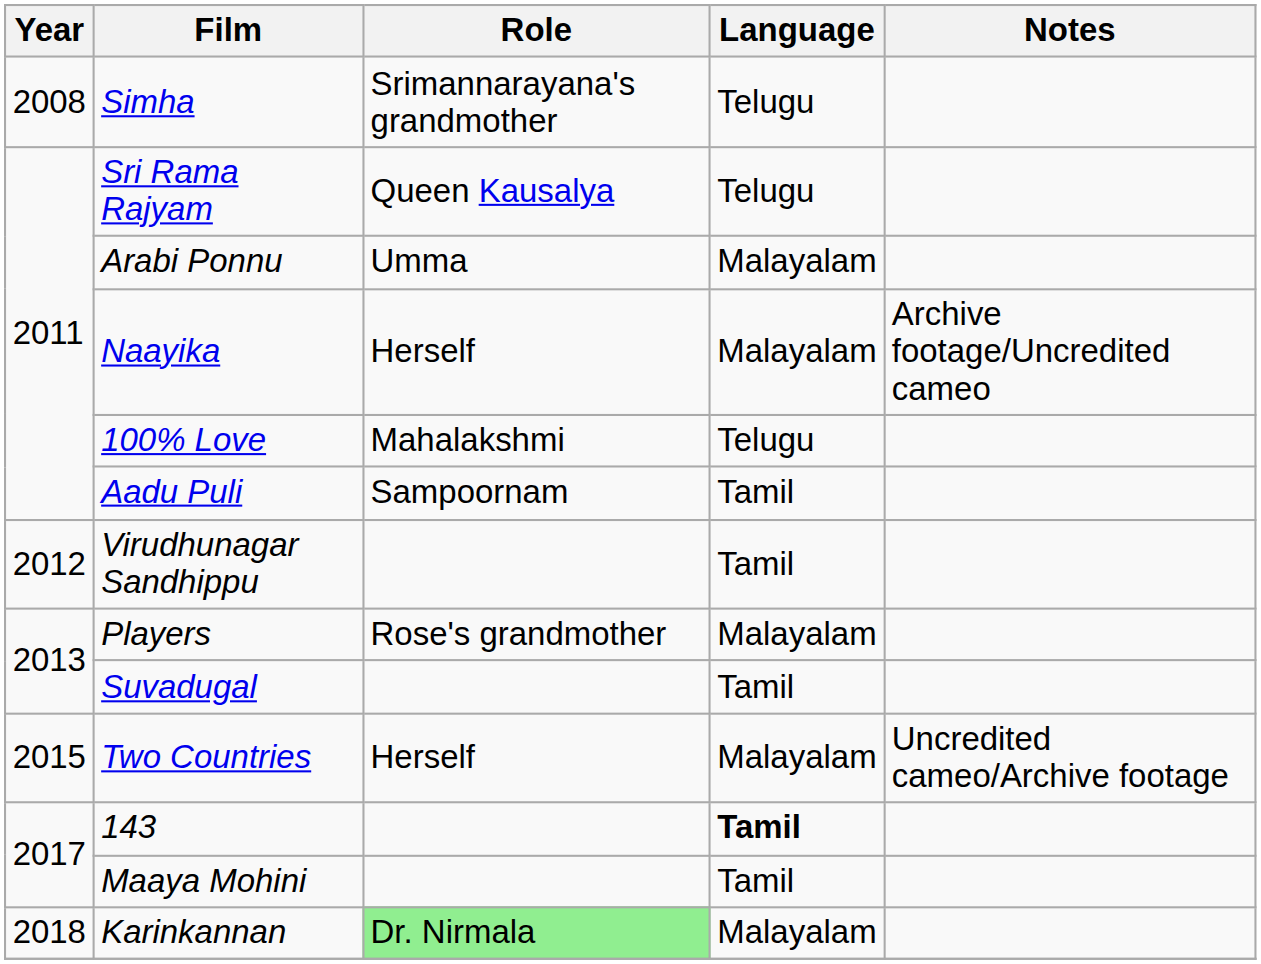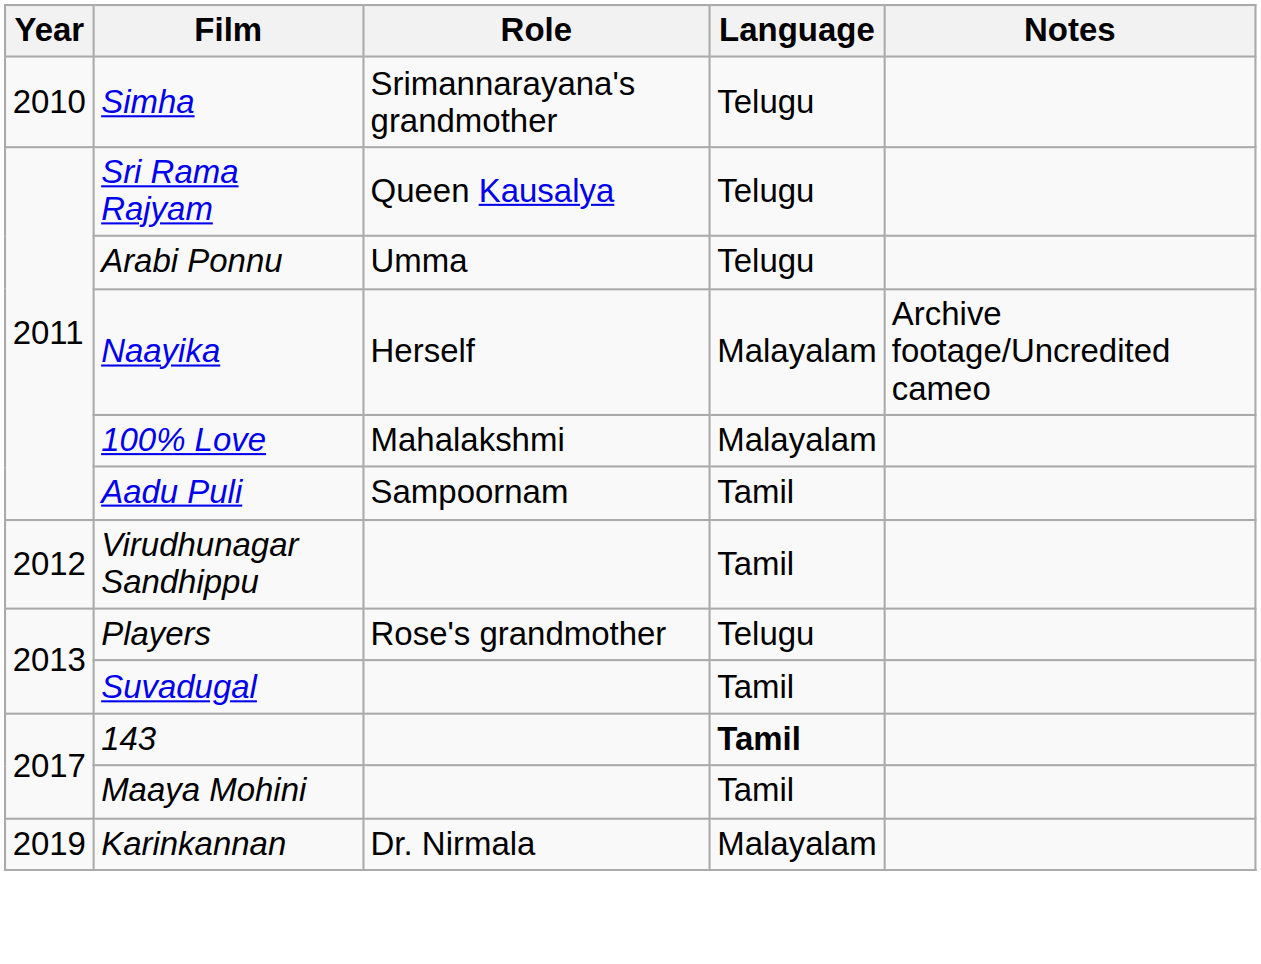(49, 101) 2008 -> (49, 101) 2010
(797, 261) Malayalam -> (766, 261) Telugu
(766, 440) Telugu -> (797, 440) Malayalam
(797, 634) Malayalam -> (766, 634) Telugu
- row: (206, 757)
(49, 932) 2018 -> (49, 843) 2019
(453, 932) lightgreen background -> (453, 843) no background
